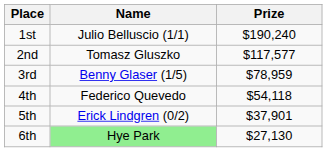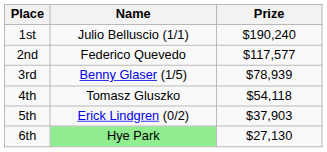(133, 55) Tomasz Gluszko -> (133, 55) Federico Quevedo
(269, 75) $78,959 -> (269, 75) $78,939
(133, 95) Federico Quevedo -> (133, 95) Tomasz Gluszko
(269, 116) $37,901 -> (269, 116) $37,903
